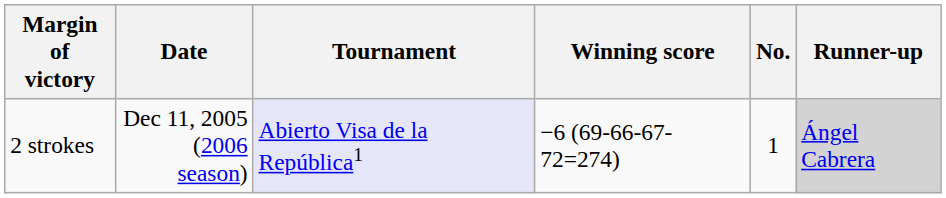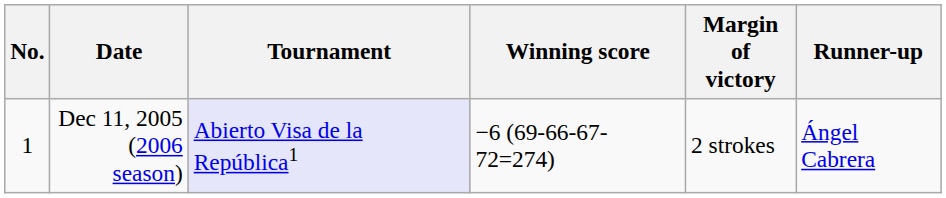columns swapped: (773, 51) <-> (60, 51)
(838, 145) lightgrey background -> (838, 145) no background
